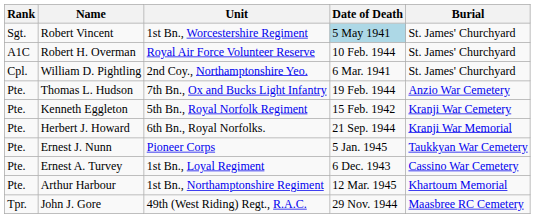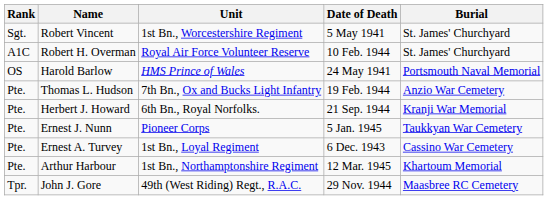(361, 33) lightblue background -> (356, 33) no background
- row: (91, 71)
+ row: (77, 71)
- row: (84, 109)
